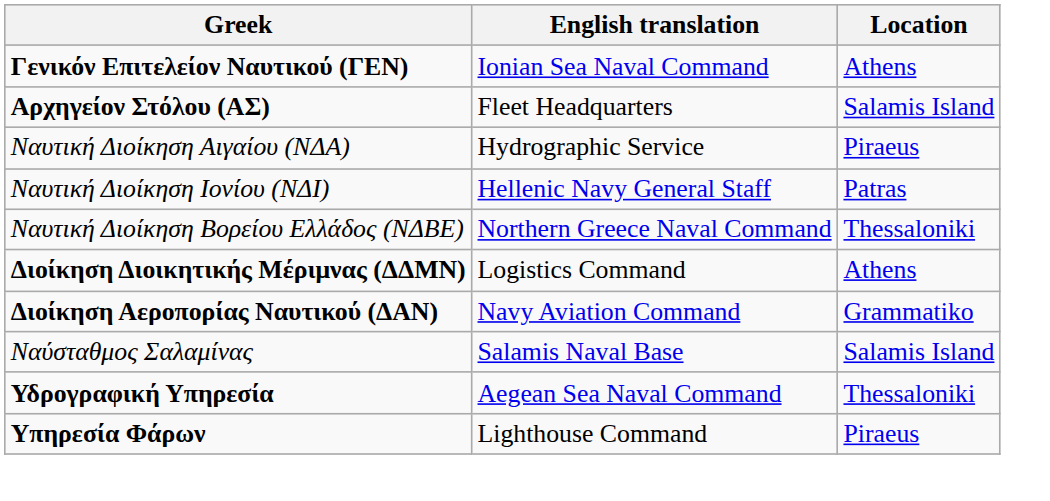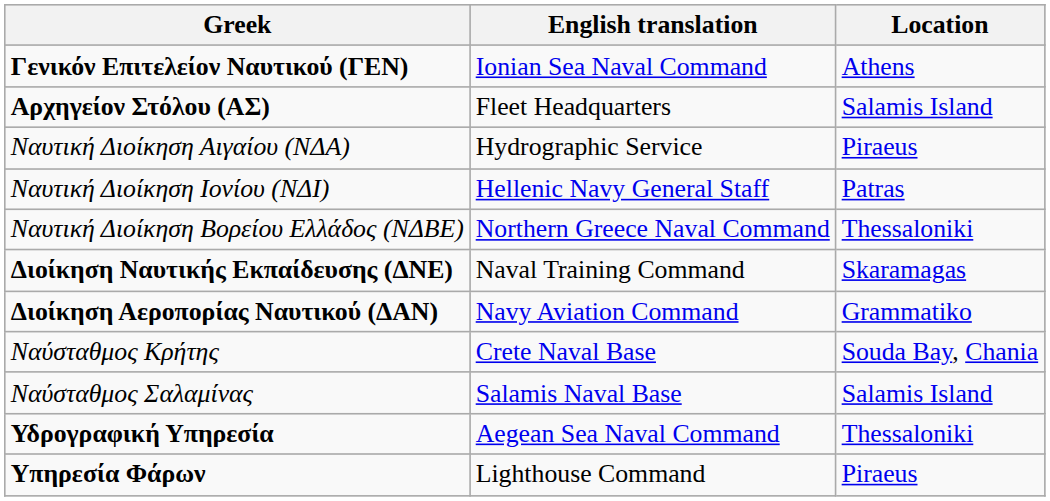+ row: (232, 270)
- row: (238, 270)
+ row: (115, 351)
